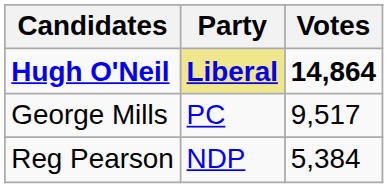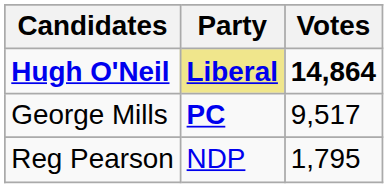(206, 114) normal -> (206, 114) bold
(326, 159) 5,384 -> (326, 159) 1,795
